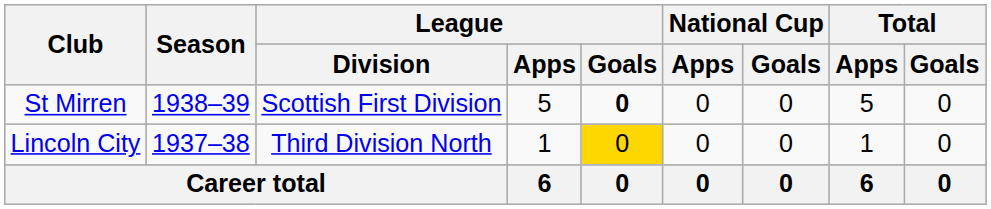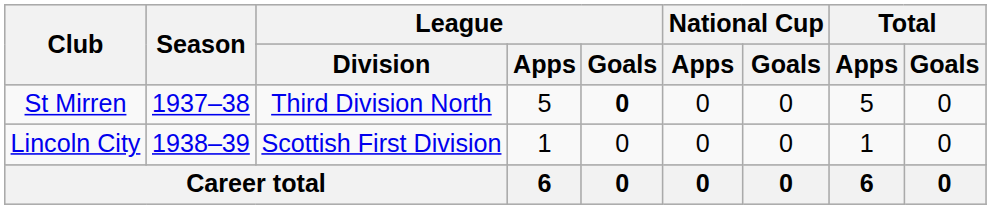(201, 104) 1938–39 -> (201, 104) 1937–38
(381, 104) Scottish First Division -> (381, 104) Third Division North
(201, 143) 1937–38 -> (201, 143) 1938–39
(381, 143) Third Division North -> (381, 143) Scottish First Division
(622, 143) gold background -> (622, 143) no background
